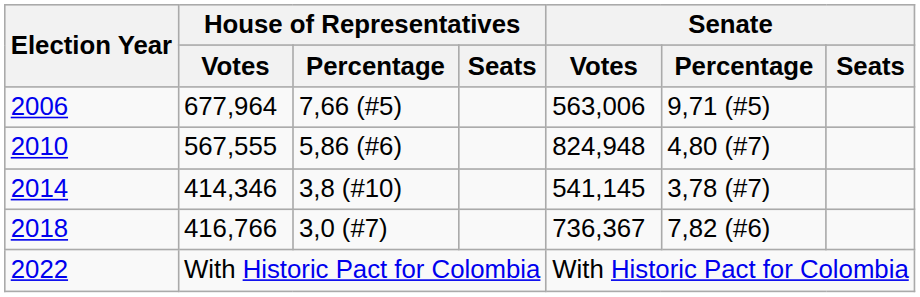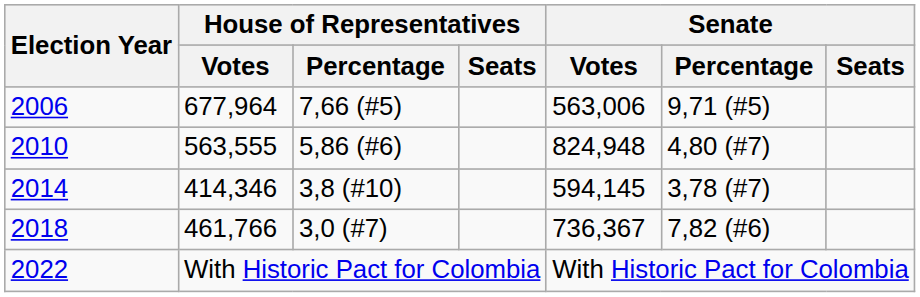(231, 147) 567,555 -> (231, 147) 563,555
(599, 188) 541,145 -> (599, 188) 594,145
(231, 229) 416,766 -> (231, 229) 461,766
